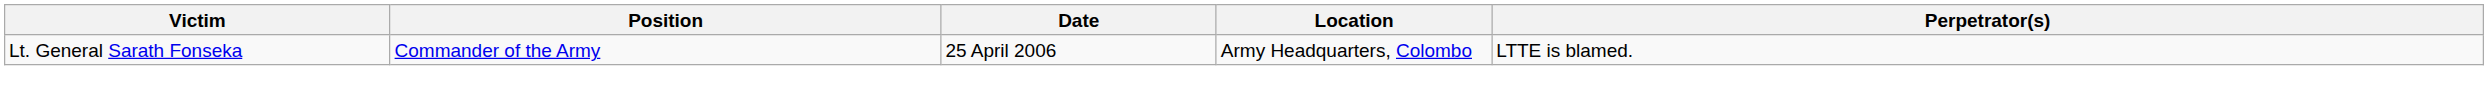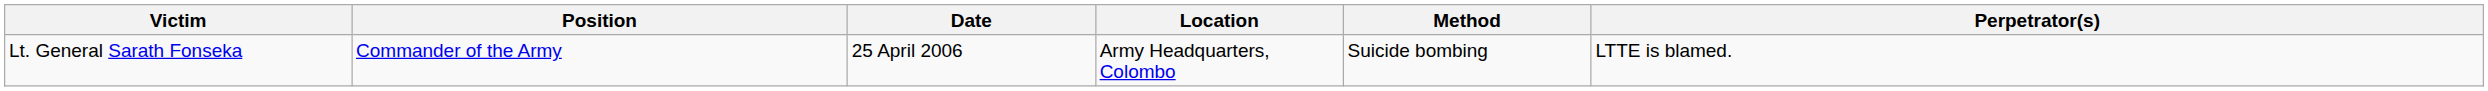+ column: (1467, 20)
